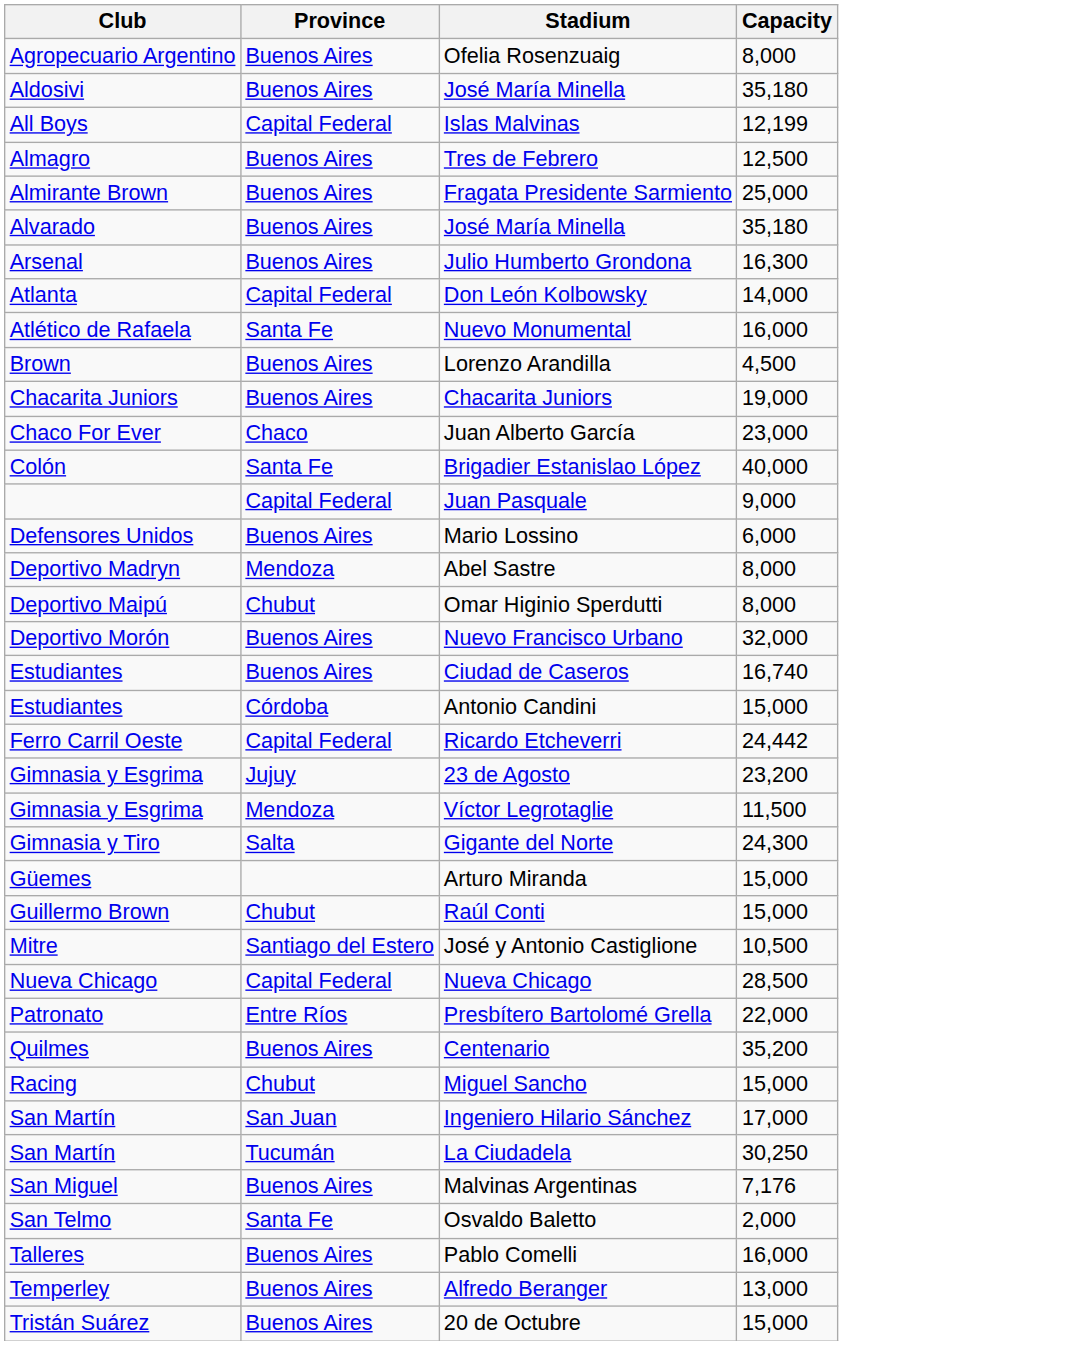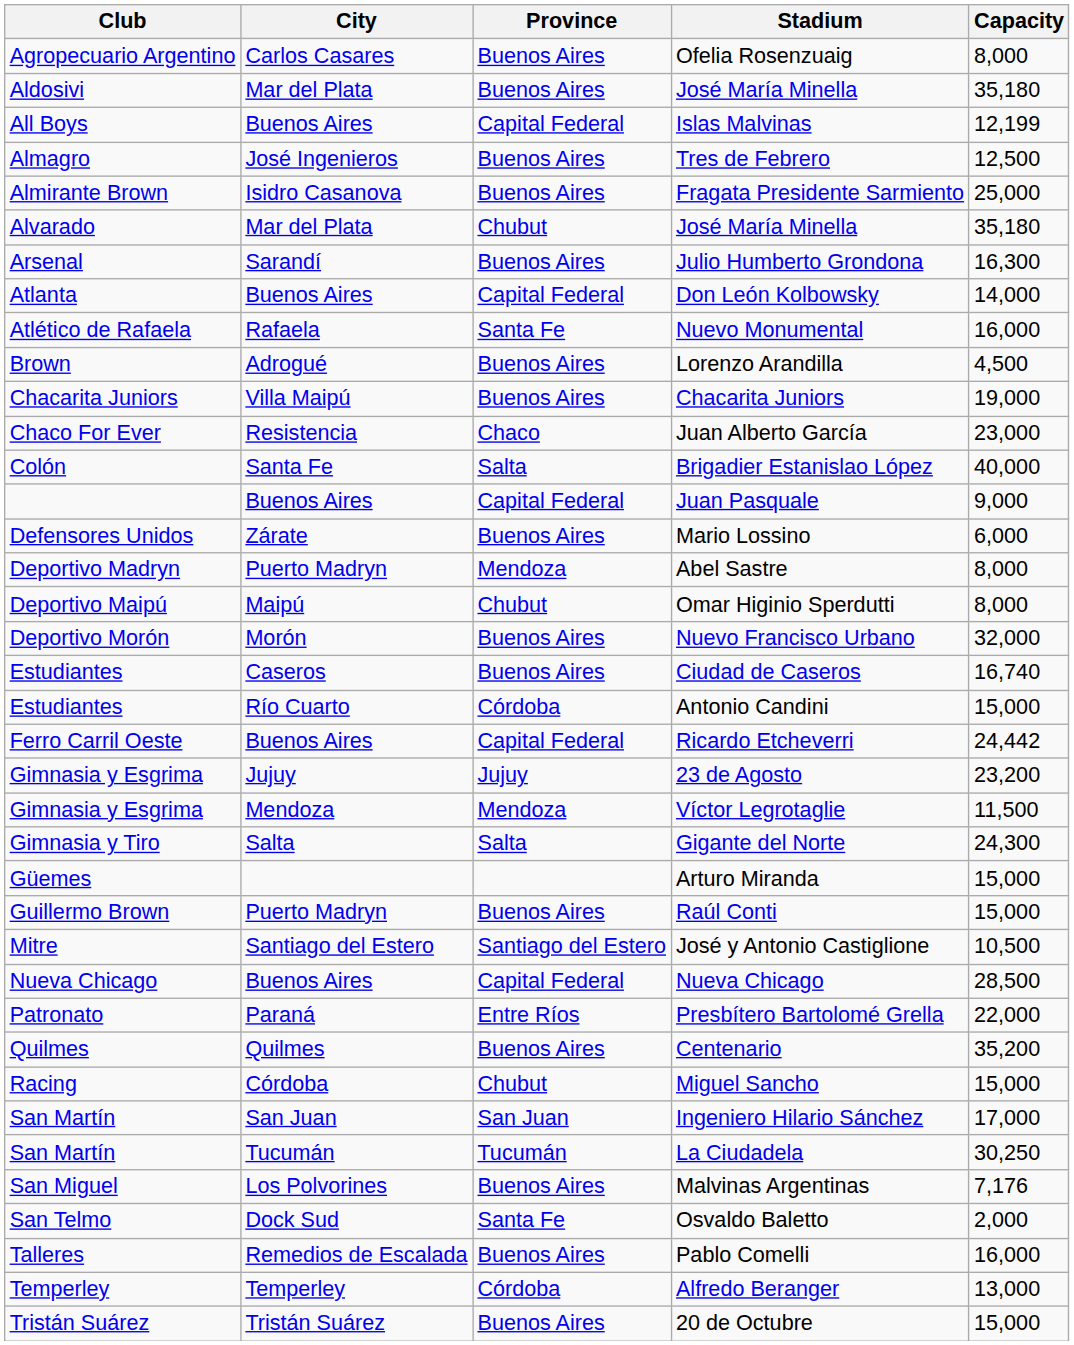+ column: (356, 21)
(309, 227) Buenos Aires -> (512, 227) Chubut
(289, 466) Santa Fe -> (502, 466) Salta
(280, 912) Chubut -> (541, 912) Buenos Aires
(309, 1289) Buenos Aires -> (519, 1289) Córdoba
